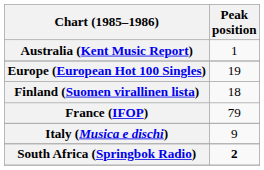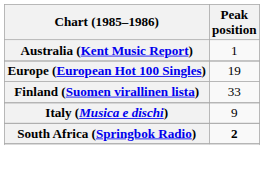(234, 92) 18 -> (234, 92) 33
- row: (107, 112)
